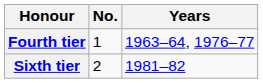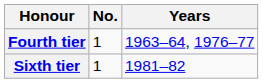(97, 66) 2 -> (97, 66) 1
